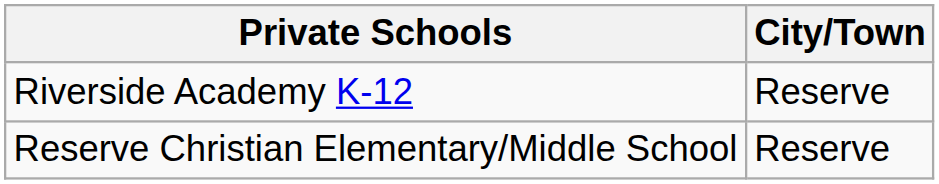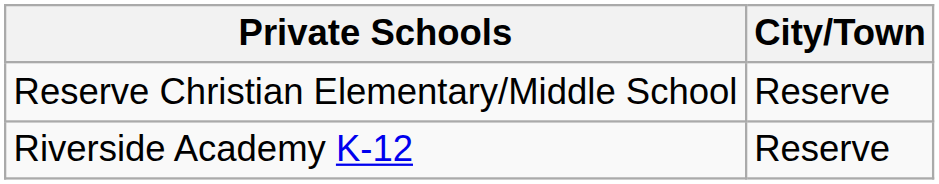rows swapped: (375, 149) <-> (213, 91)
